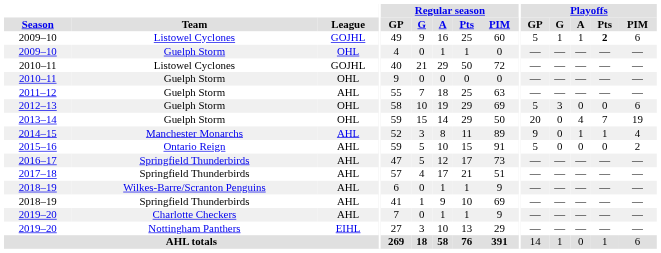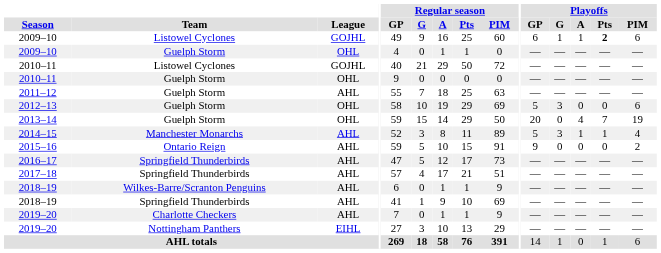(535, 38) 5 -> (535, 38) 6
(535, 133) 9 -> (535, 133) 5
(560, 133) 0 -> (560, 133) 3
(535, 146) 5 -> (535, 146) 9
